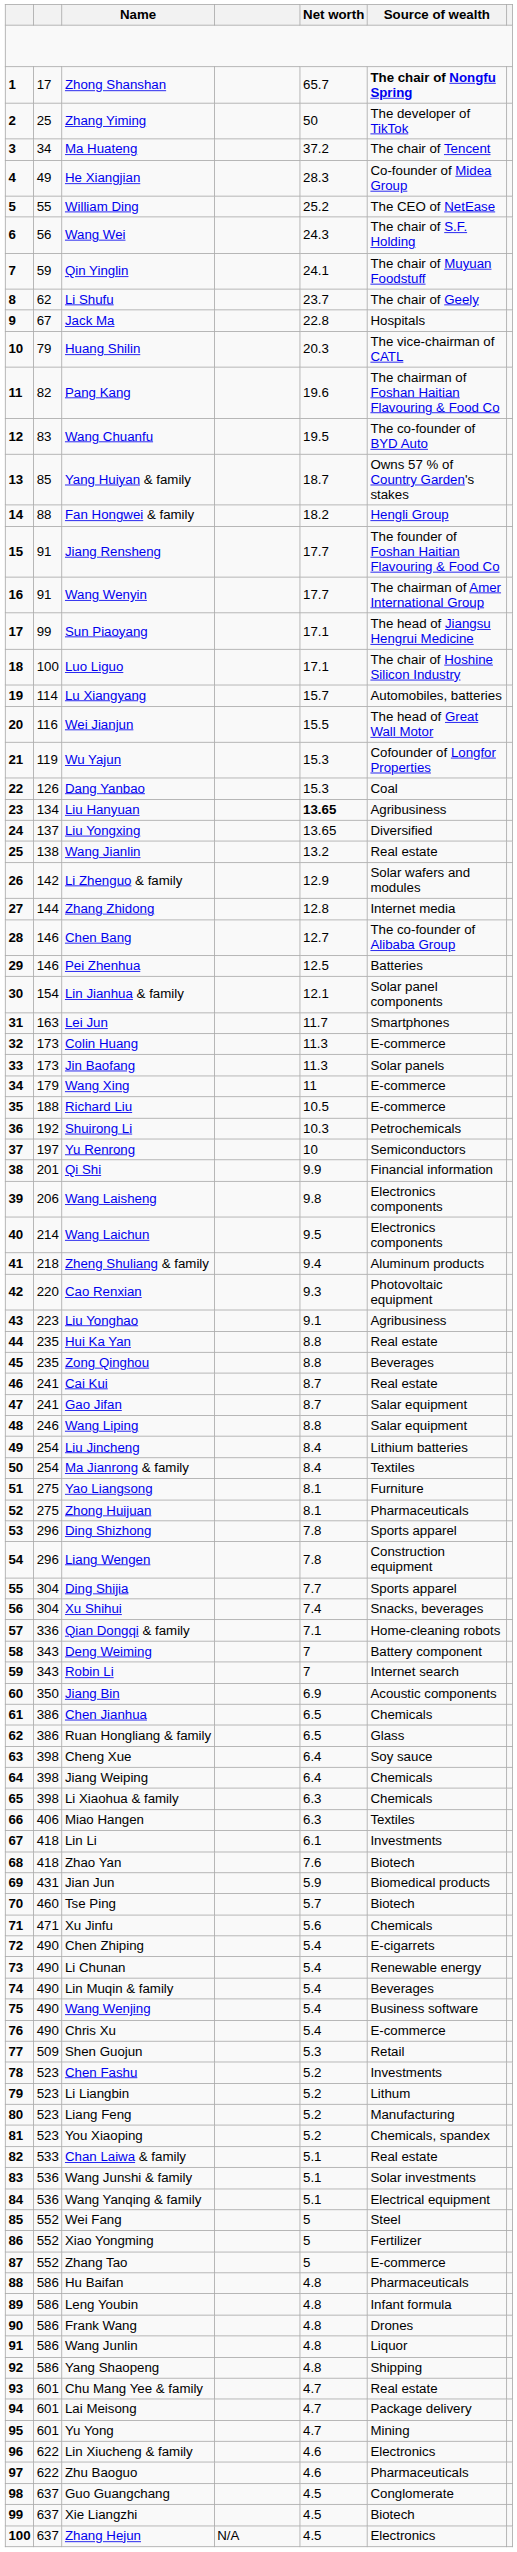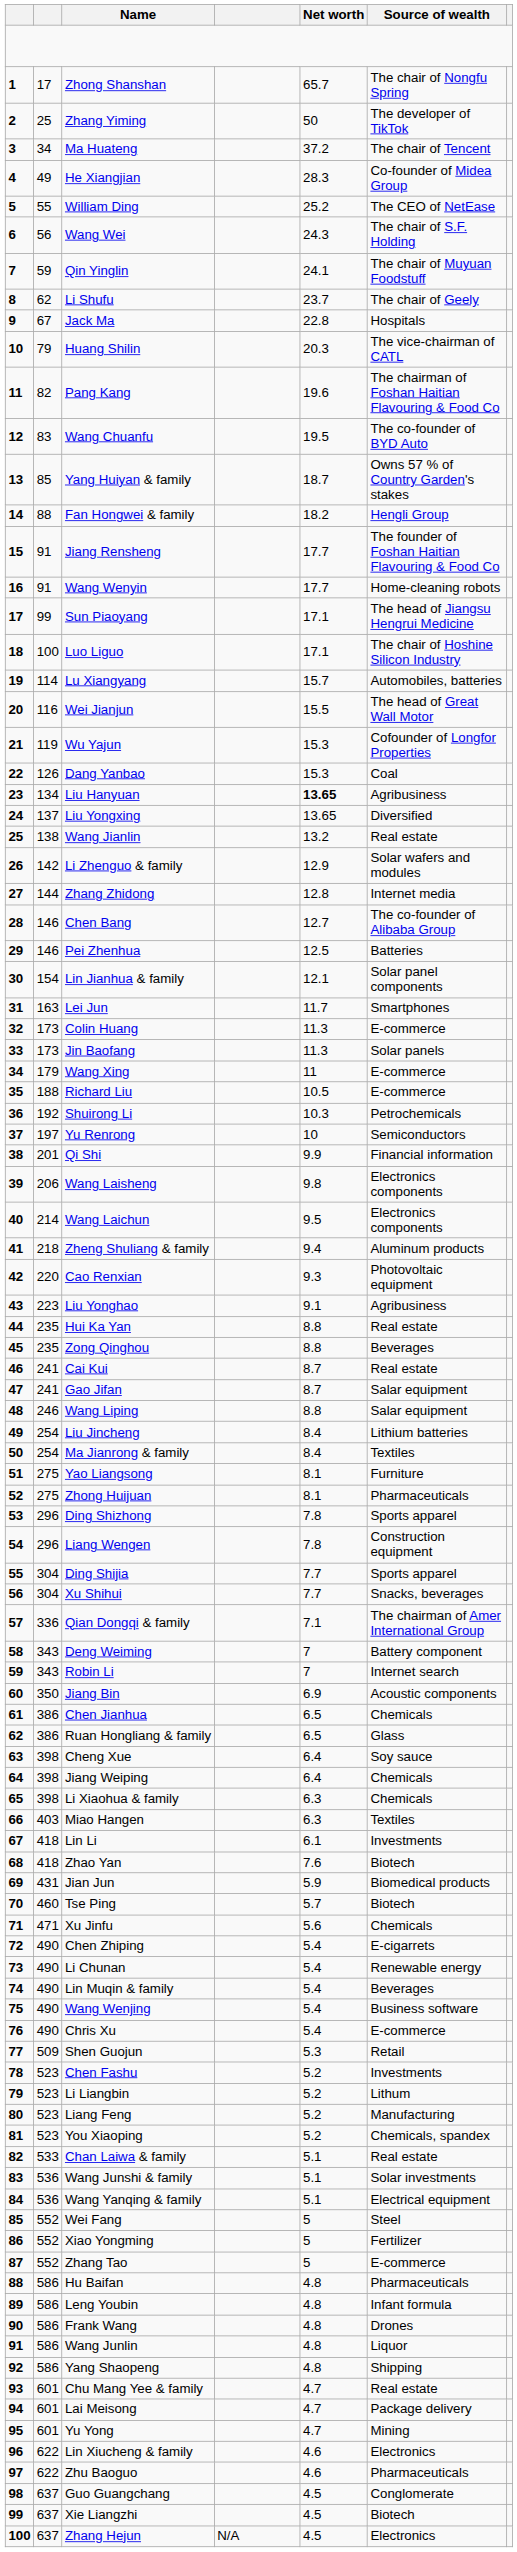(433, 85) bold -> (429, 85) normal
(436, 595) The chairman of Amer International Group -> (435, 587) Home-cleaning robots
(312, 1609) 7.4 -> (312, 1594) 7.7
(435, 1630) Home-cleaning robots -> (436, 1623) The chairman of Amer International Group
(48, 1820) 406 -> (48, 1820) 403
